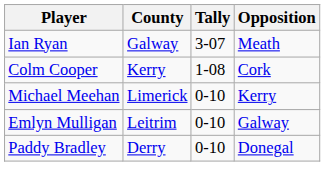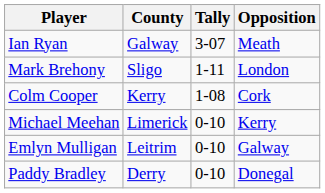+ row: (57, 69)
